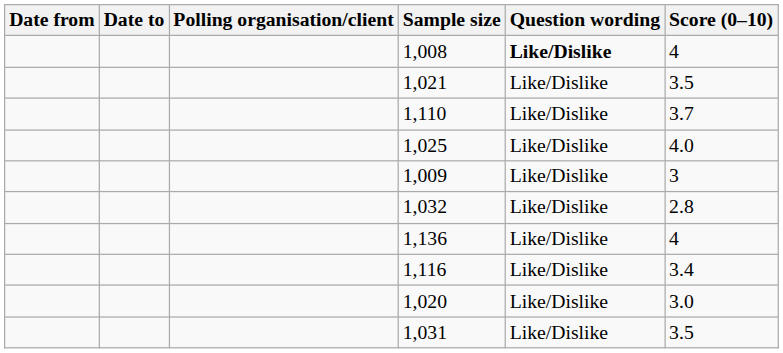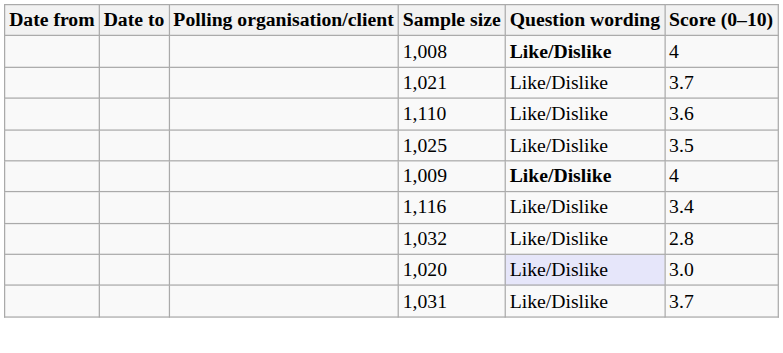(681, 82) 3.5 -> (681, 82) 3.7
(681, 113) 3.7 -> (681, 113) 3.6
(681, 144) 4.0 -> (681, 144) 3.5
(559, 176) normal -> (561, 176) bold
(674, 176) 3 -> (674, 176) 4
rows swapped: (425, 207) <-> (425, 269)
- row: (425, 238)
(559, 301) no background -> (559, 269) lavender background
(681, 332) 3.5 -> (681, 301) 3.7
